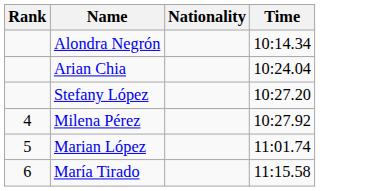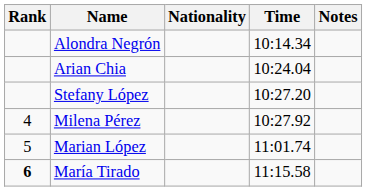+ column: (338, 17)
(27, 172) normal -> (27, 172) bold
